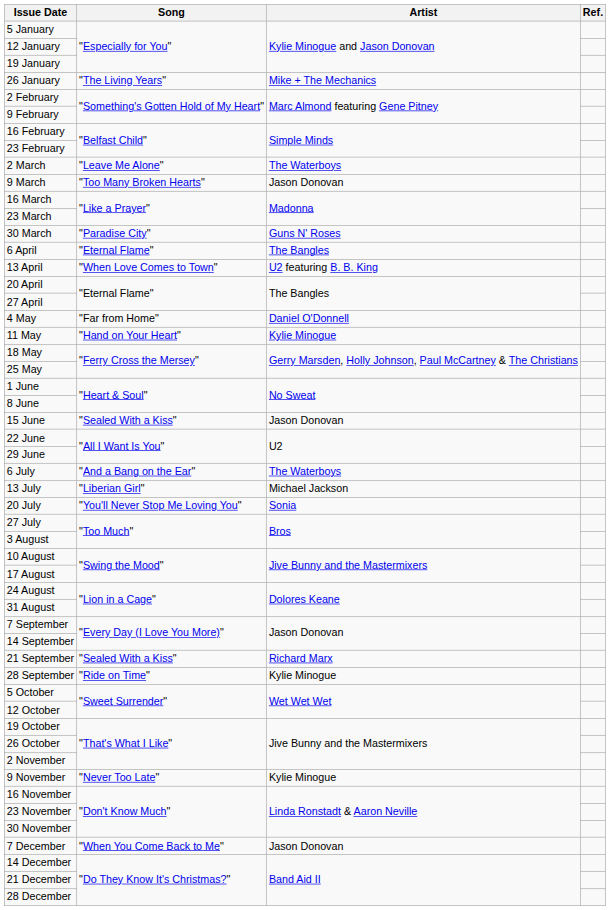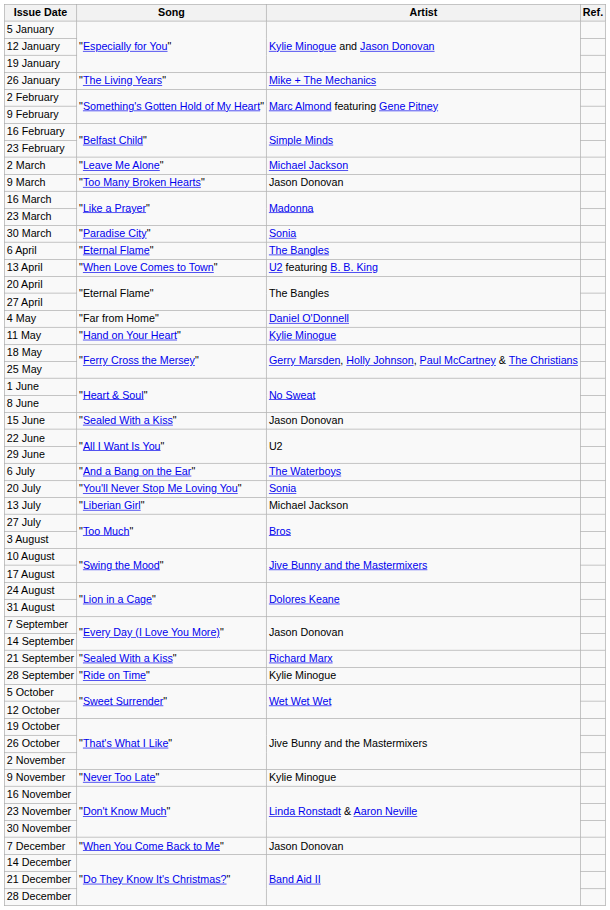(305, 166) The Waterboys -> (309, 166) Michael Jackson
(305, 234) Guns N' Roses -> (283, 234) Sonia
rows swapped: (24, 489) <-> (24, 506)
